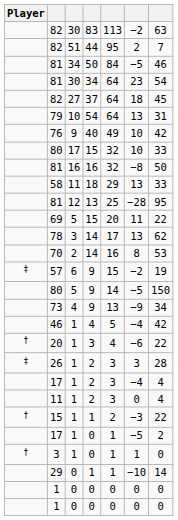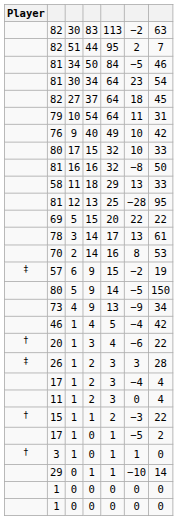(137, 116) 13 -> (137, 116) 11
(137, 219) 11 -> (137, 219) 22
(161, 236) 62 -> (161, 236) 61
